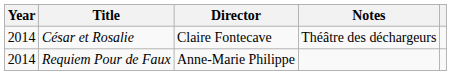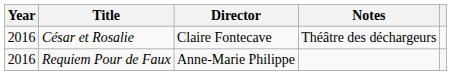(22, 37) 2014 -> (22, 37) 2016
(22, 59) 2014 -> (22, 59) 2016
